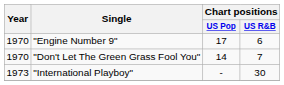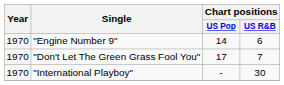(221, 41) 17 -> (221, 41) 14
(221, 57) 14 -> (221, 57) 17
(18, 72) 1973 -> (18, 72) 1970
